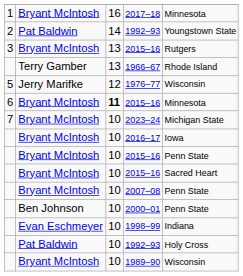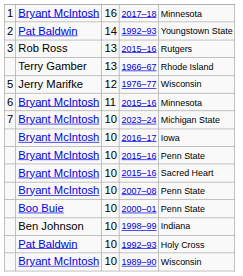(59, 48) Bryant McIntosh -> (43, 48) Rob Ross
(114, 102) bold -> (110, 102) normal
(51, 208) Ben Johnson -> (41, 208) Boo Buie
(61, 226) Evan Eschmeyer -> (51, 226) Ben Johnson
